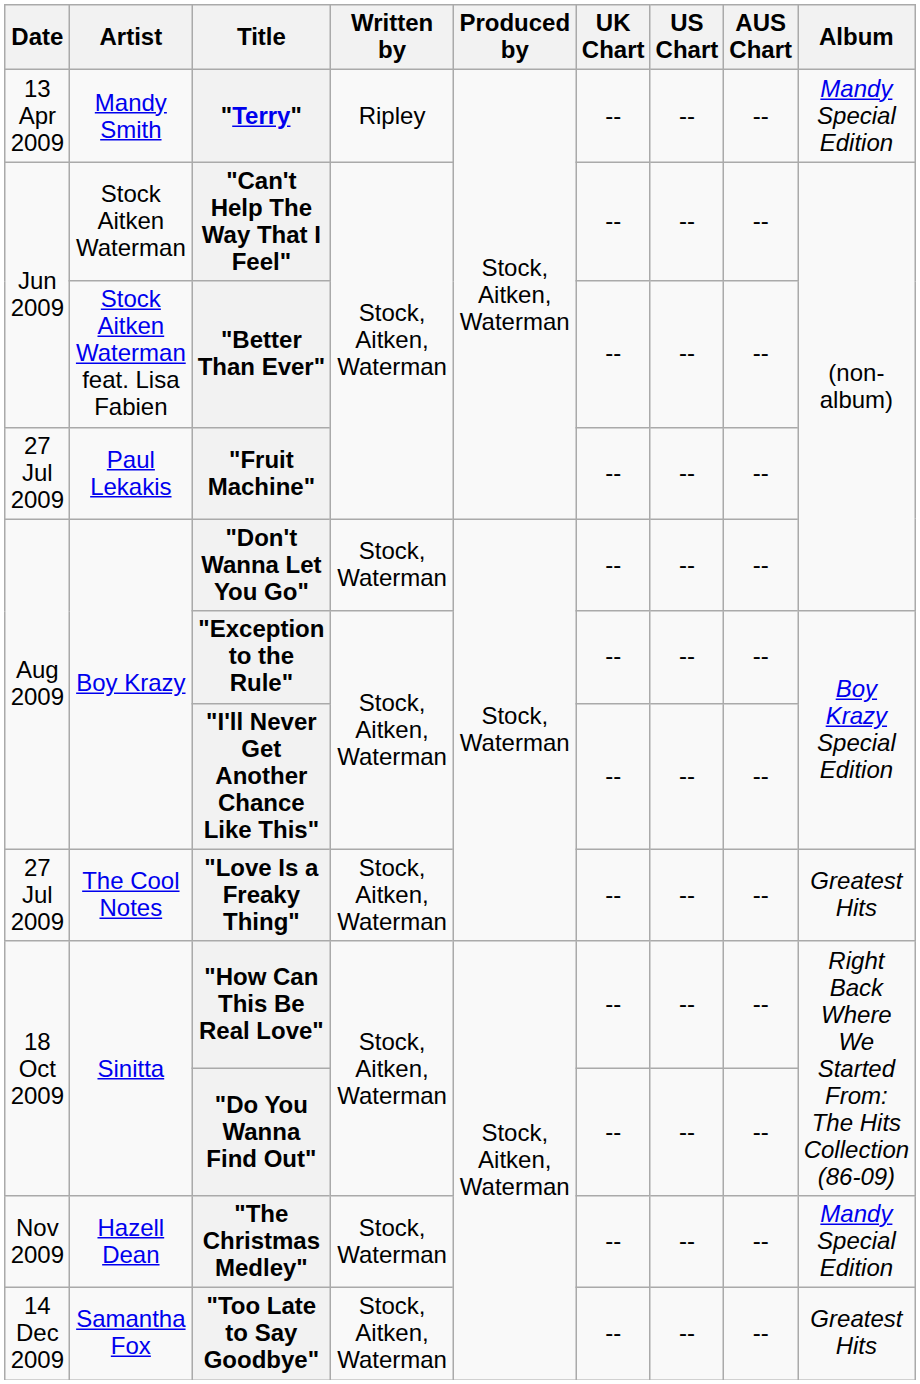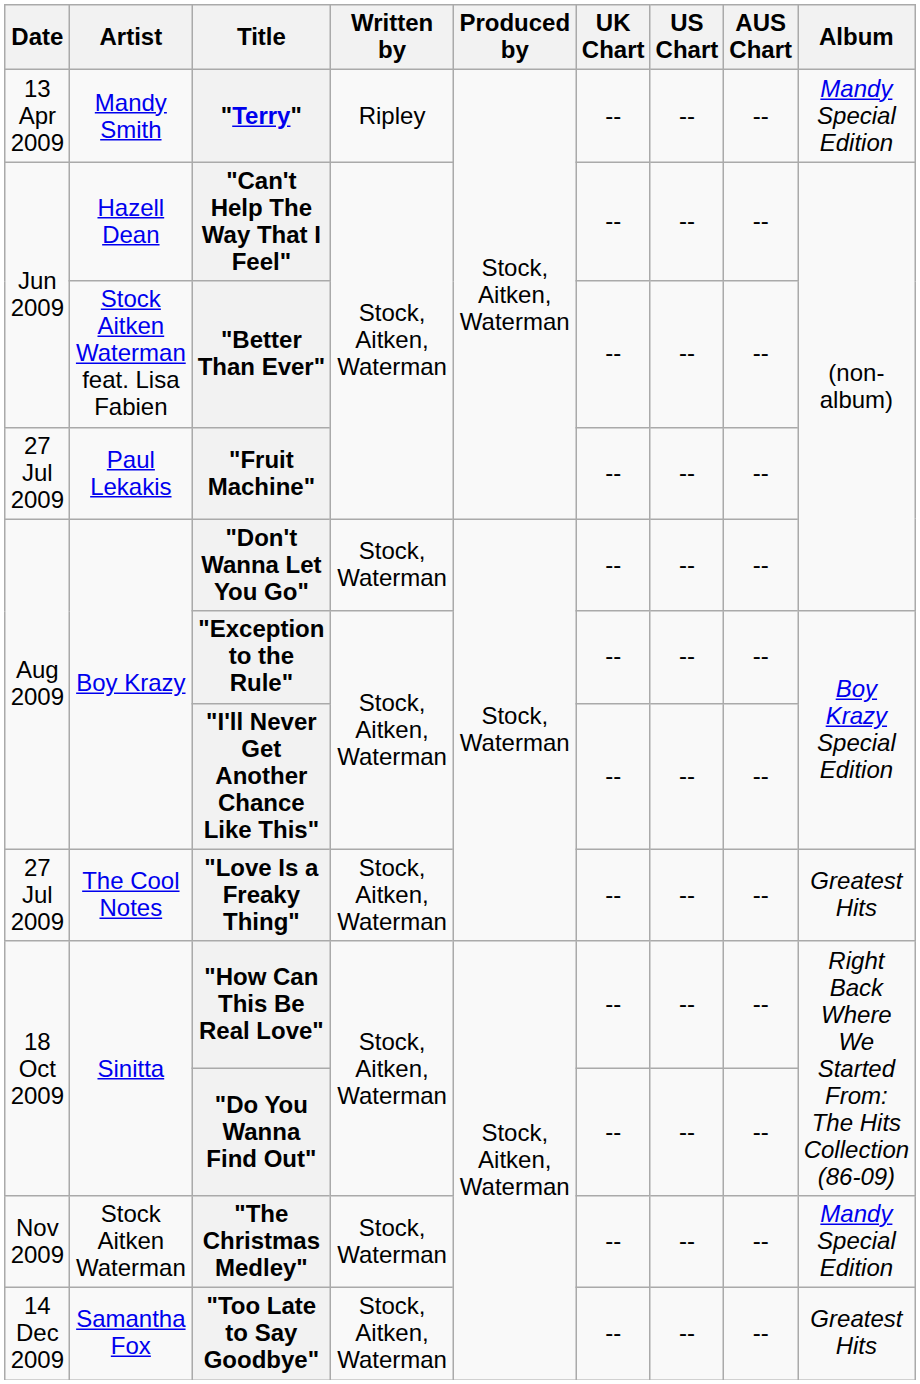(131, 221) Stock Aitken Waterman -> (131, 221) Hazell Dean
(131, 1241) Hazell Dean -> (131, 1241) Stock Aitken Waterman
